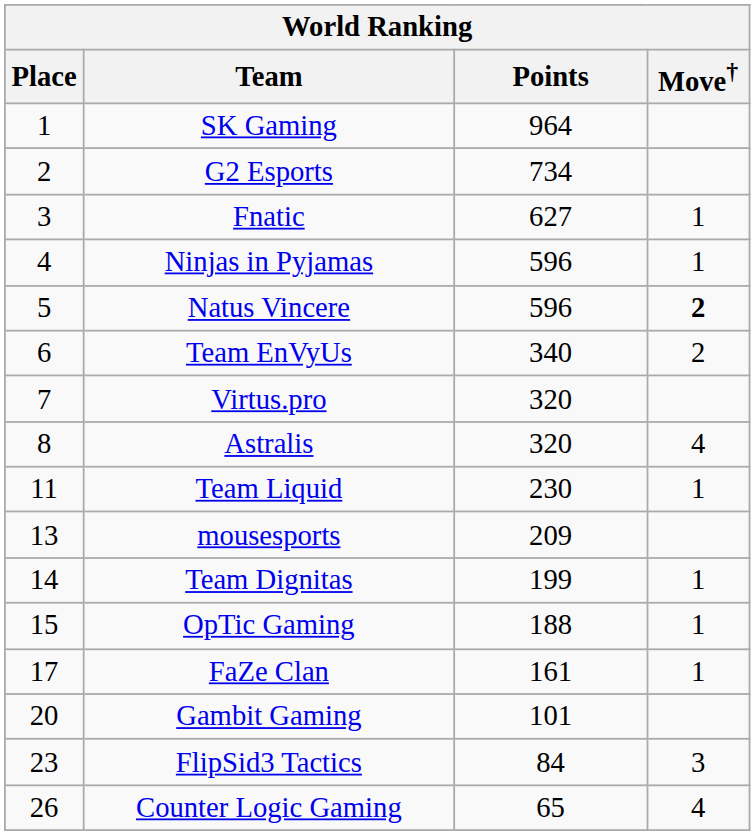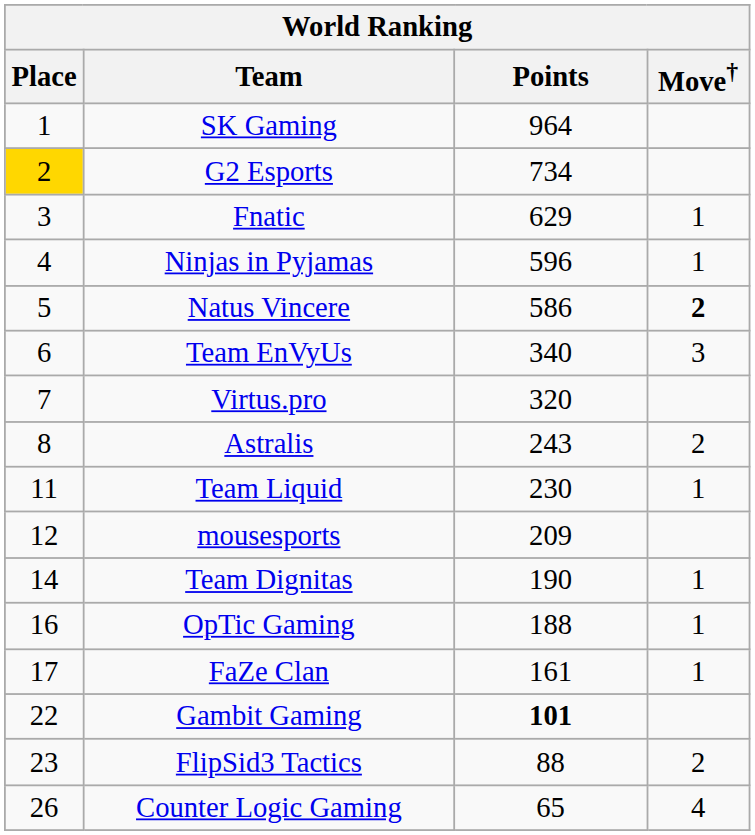(44, 171) no background -> (44, 171) gold background
(551, 216) 627 -> (551, 216) 629
(551, 307) 596 -> (551, 307) 586
(698, 352) 2 -> (698, 352) 3
(551, 443) 320 -> (551, 443) 243
(698, 443) 4 -> (698, 443) 2
(44, 534) 13 -> (44, 534) 12
(551, 580) 199 -> (551, 580) 190
(44, 625) 15 -> (44, 625) 16
(44, 716) 20 -> (44, 716) 22
(551, 716) normal -> (551, 716) bold
(551, 761) 84 -> (551, 761) 88
(698, 761) 3 -> (698, 761) 2
